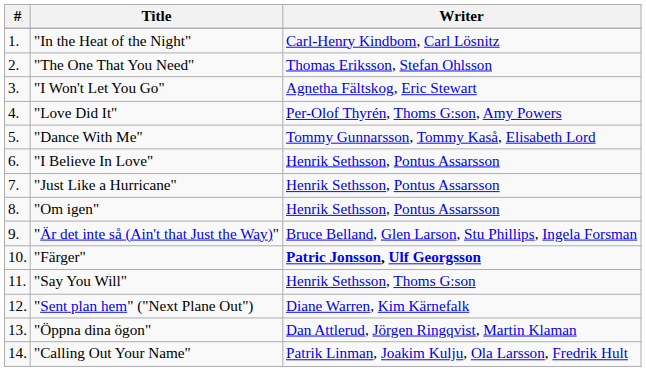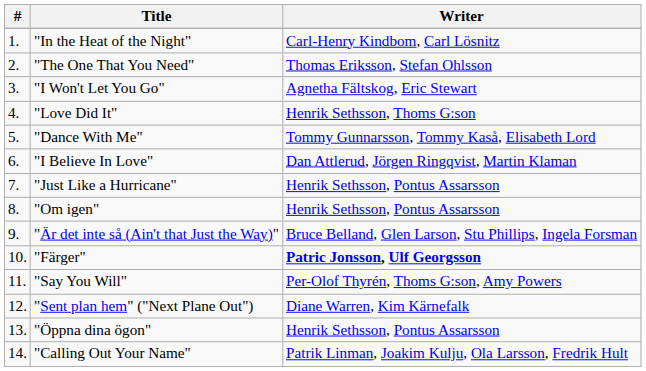(424, 112) Per-Olof Thyrén, Thoms G:son, Amy Powers -> (381, 112) Henrik Sethsson, Thoms G:son
(393, 161) Henrik Sethsson, Pontus Assarsson -> (431, 161) Dan Attlerud, Jörgen Ringqvist, Martin Klaman
(381, 281) Henrik Sethsson, Thoms G:son -> (424, 281) Per-Olof Thyrén, Thoms G:son, Amy Powers
(431, 329) Dan Attlerud, Jörgen Ringqvist, Martin Klaman -> (393, 329) Henrik Sethsson, Pontus Assarsson
